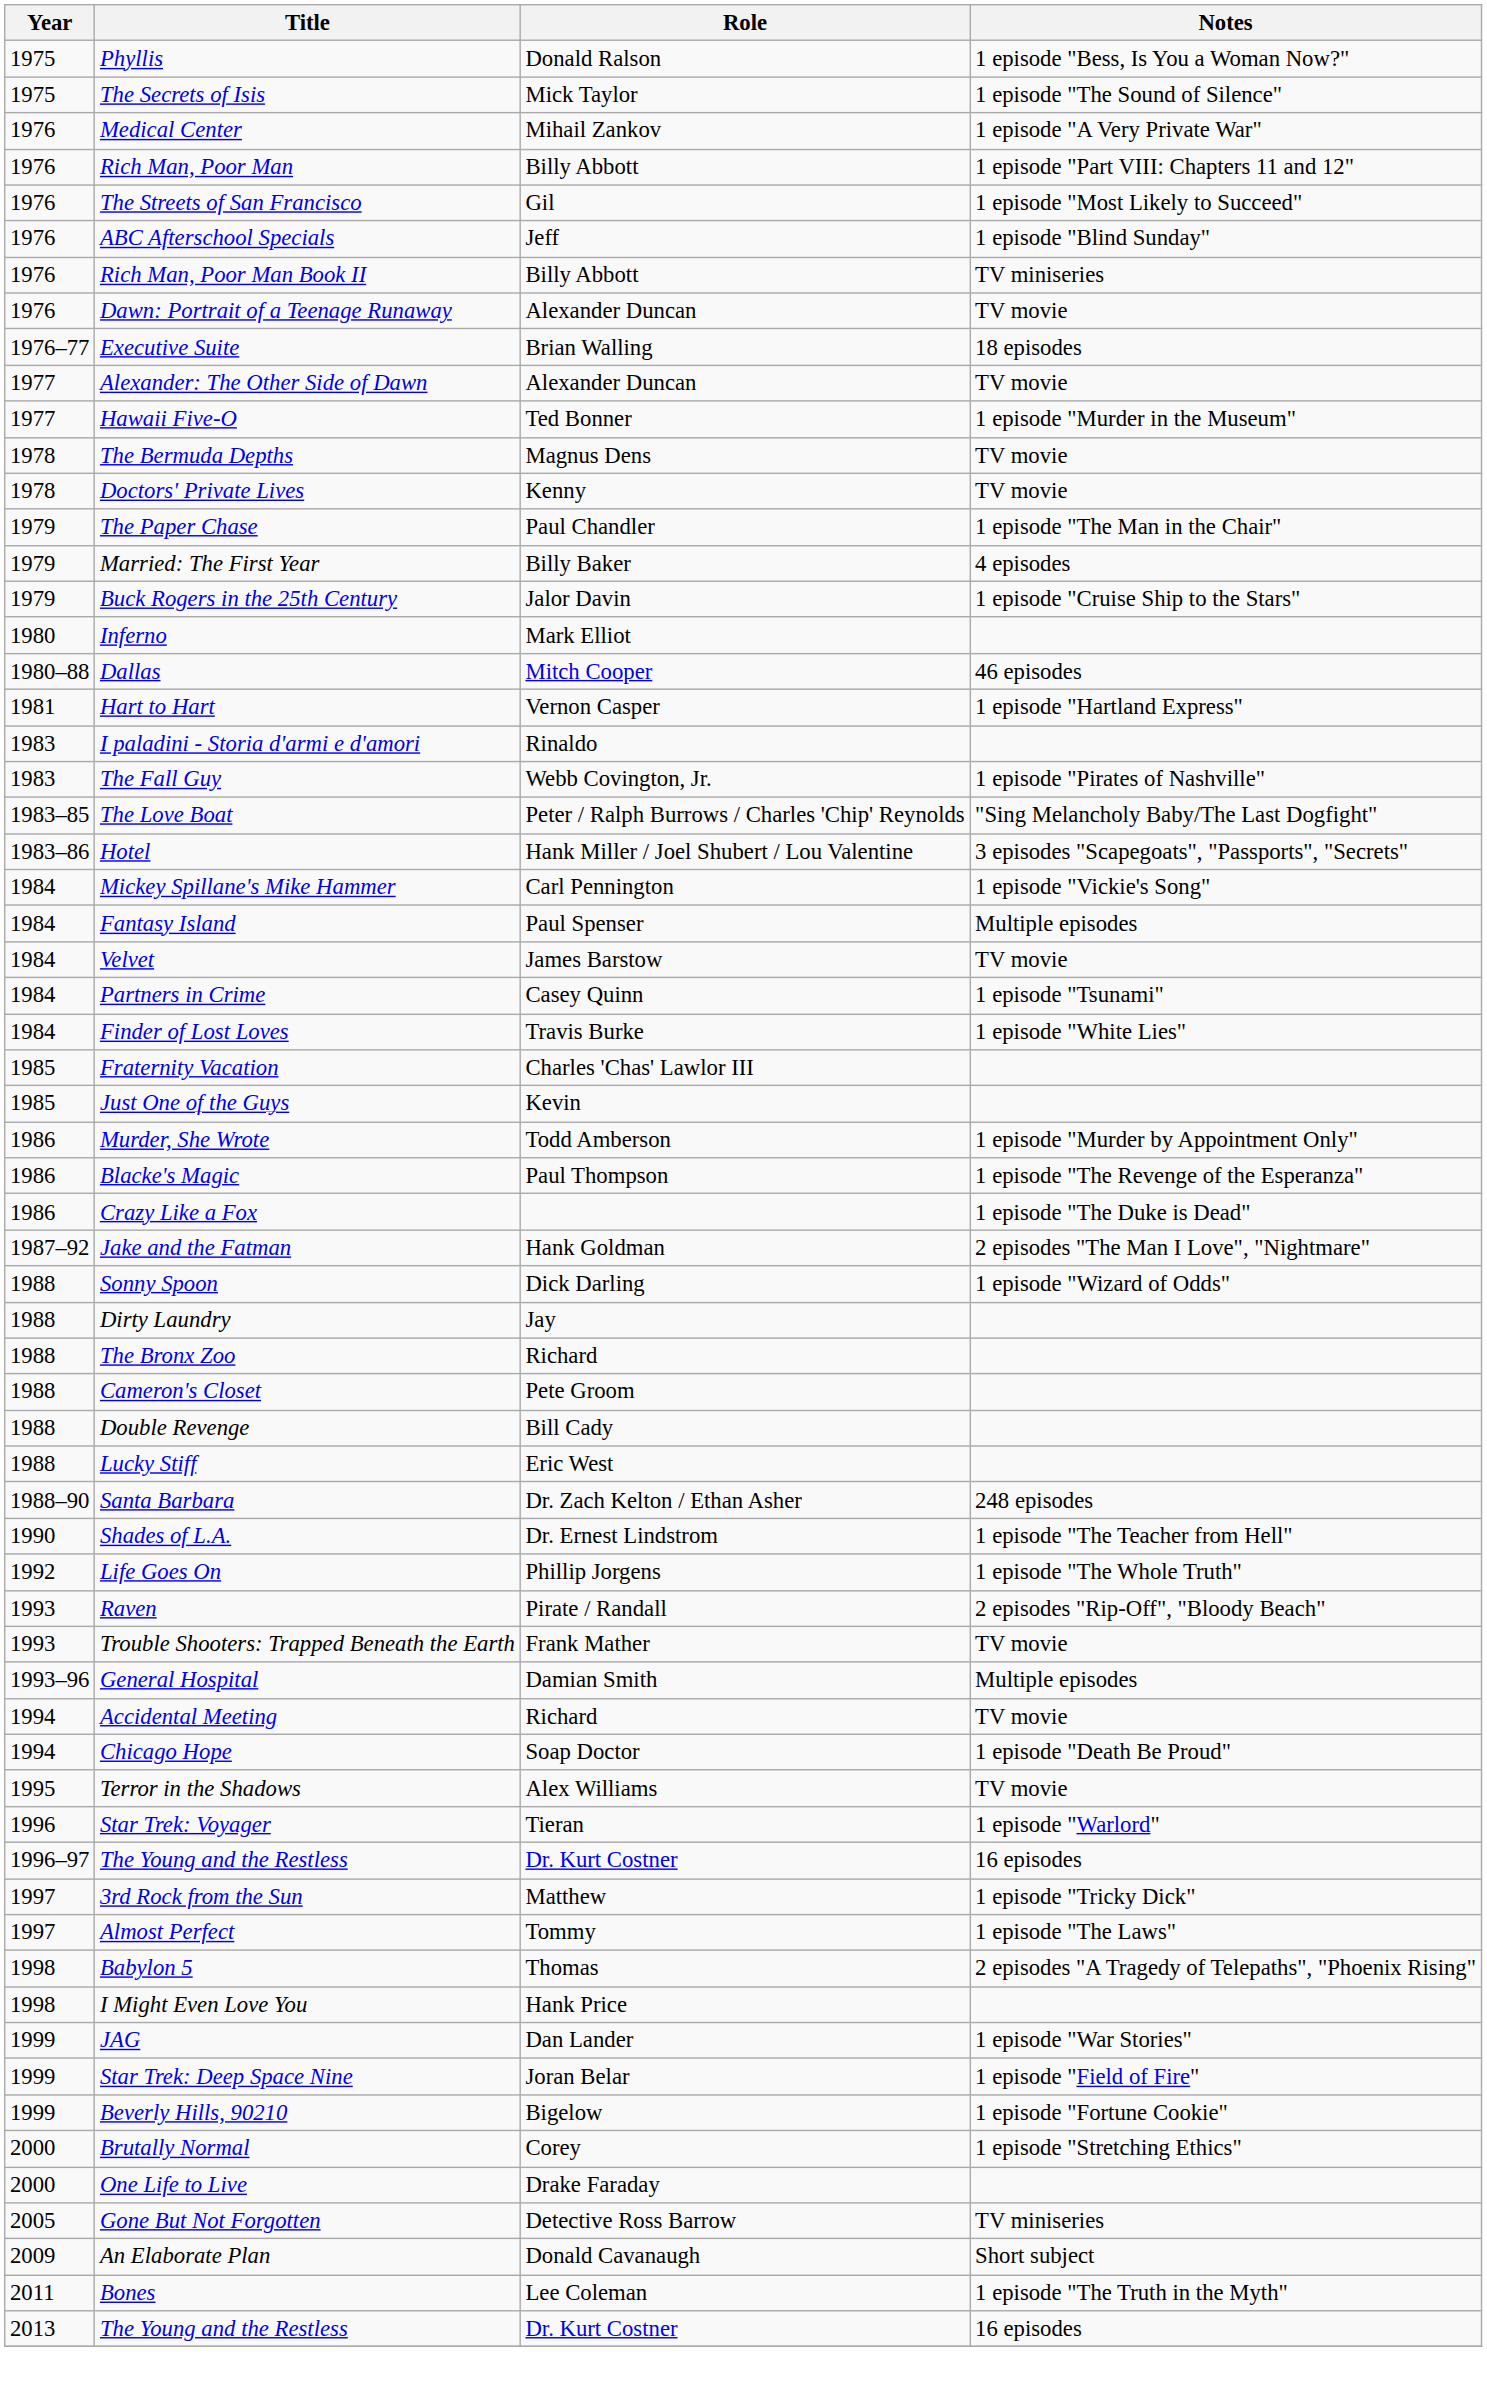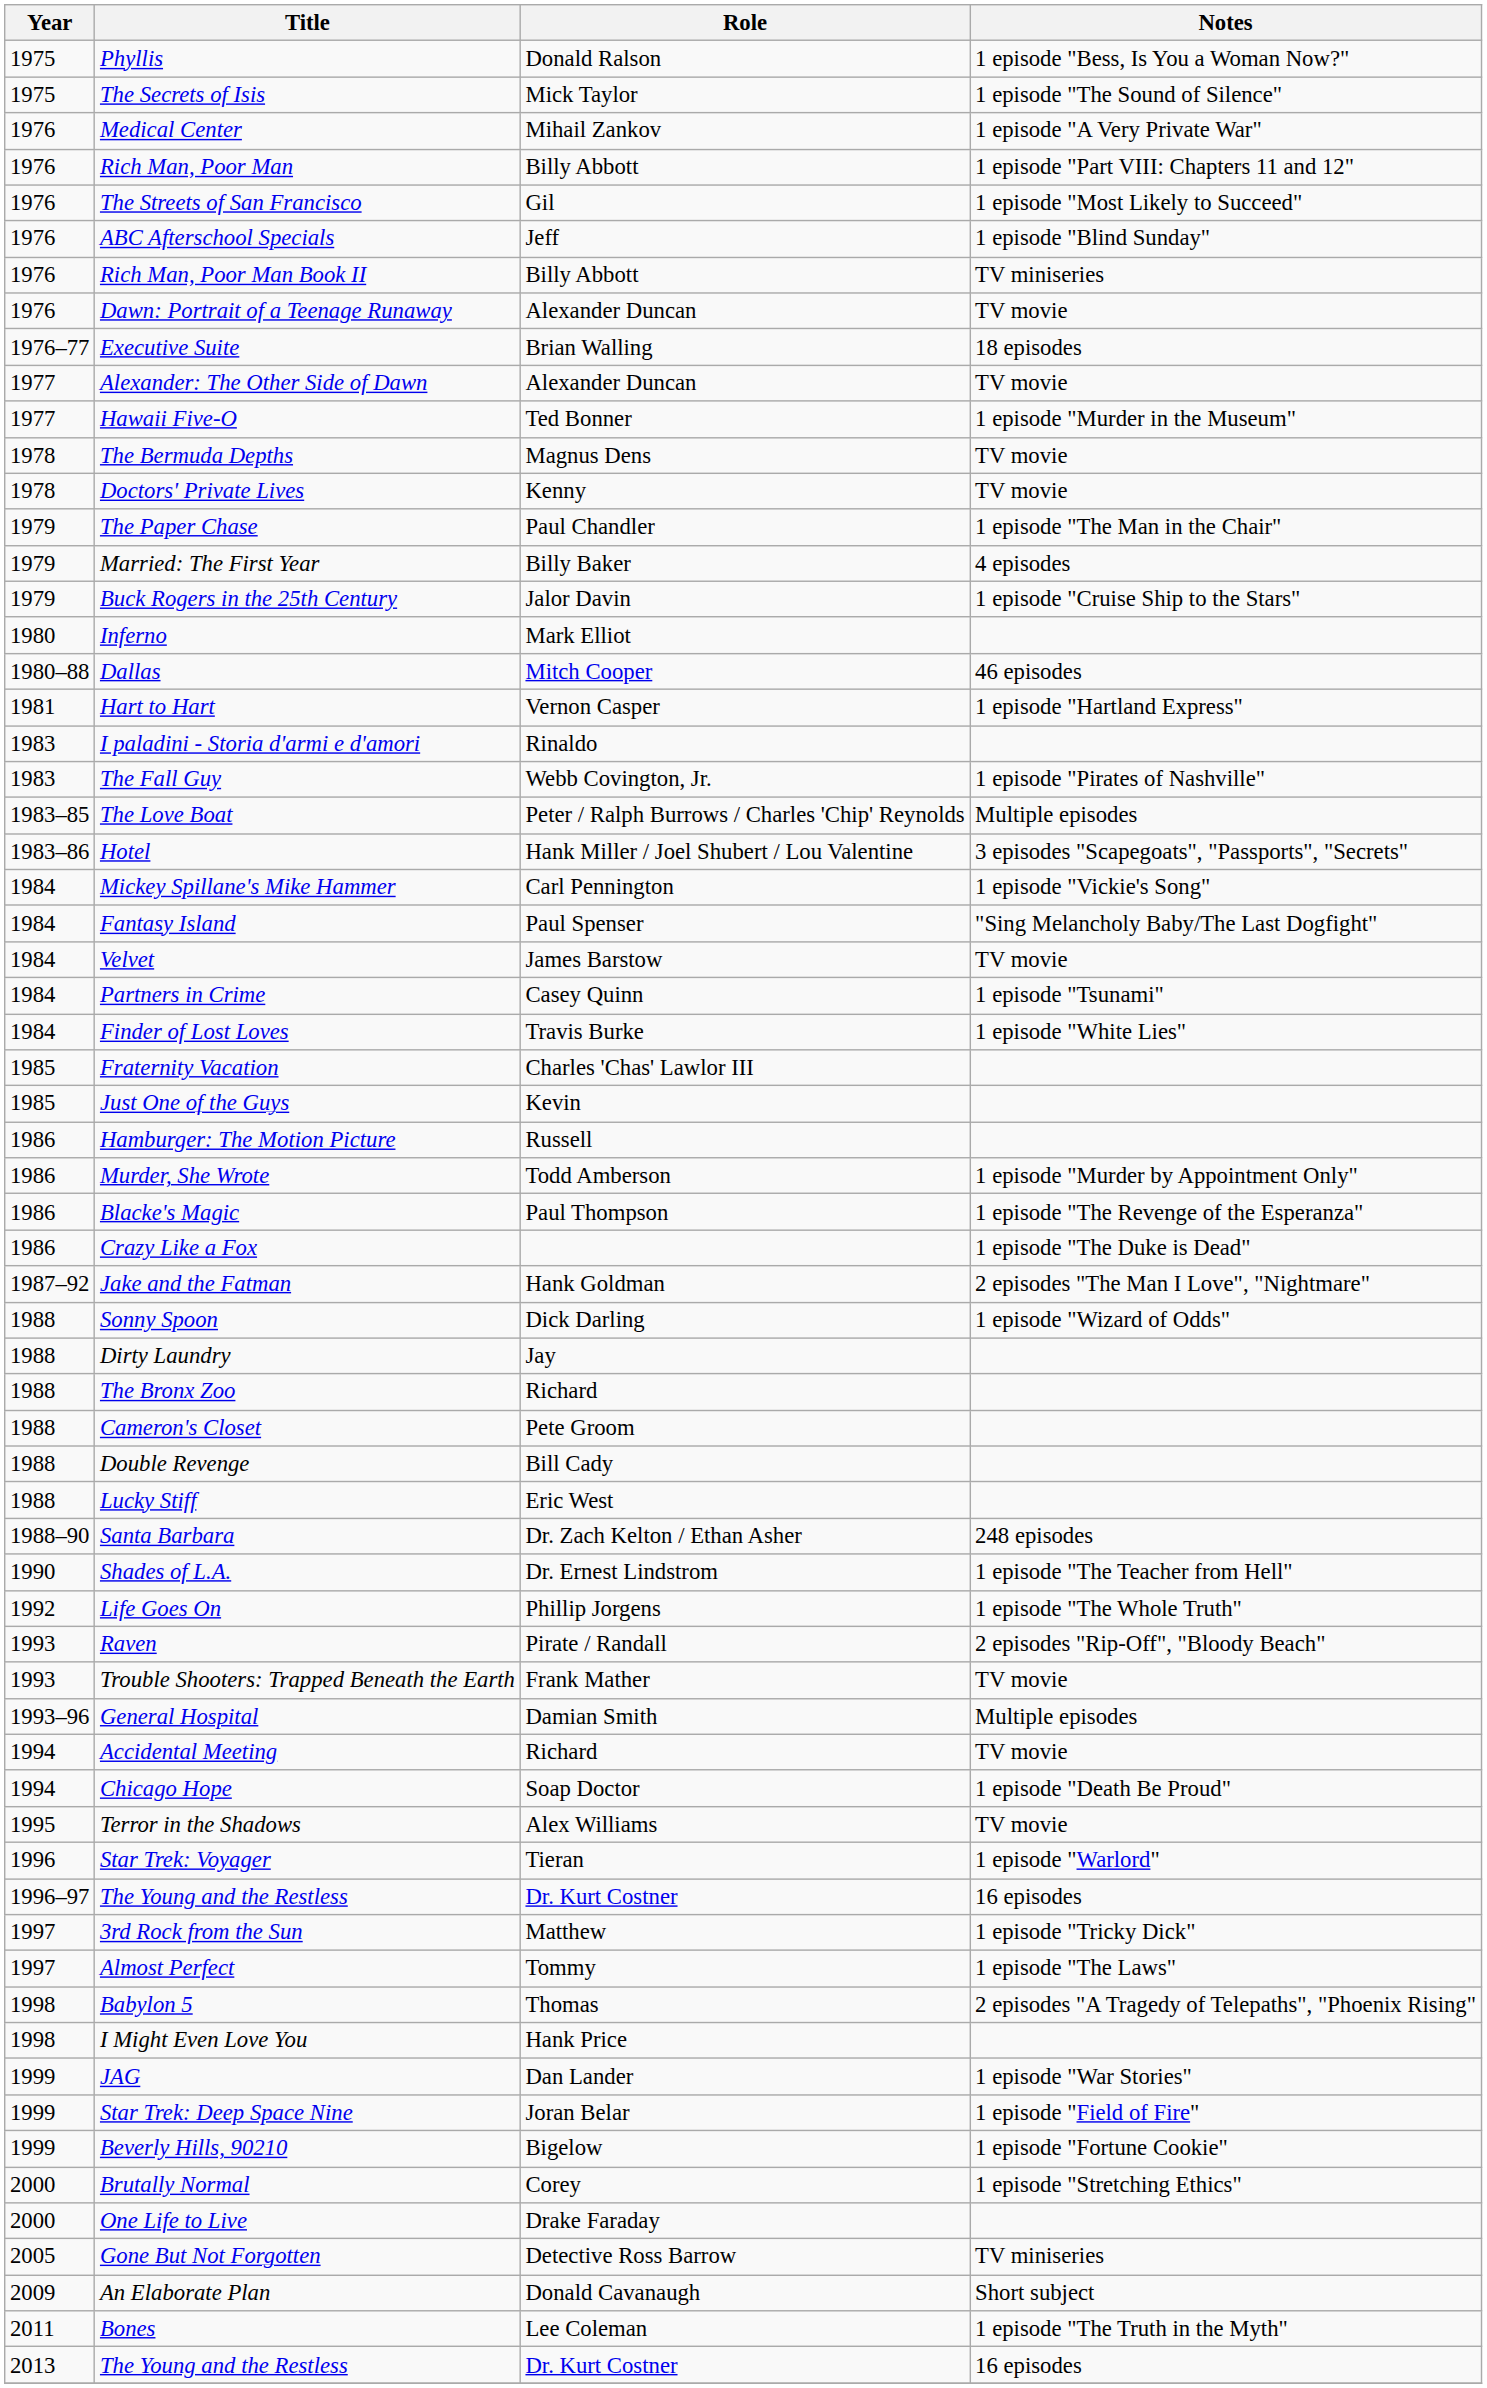(1176, 815) "Sing Melancholy Baby/The Last Dogfight" -> (1056, 815) Multiple episodes
(1056, 923) Multiple episodes -> (1176, 923) "Sing Melancholy Baby/The Last Dogfight"
+ row: (33, 1139)
